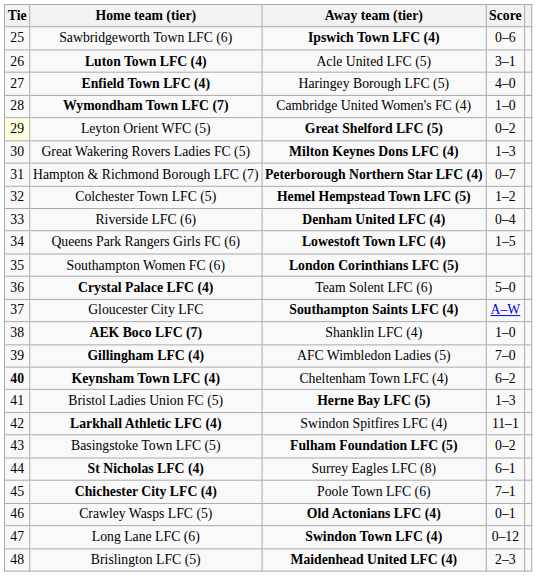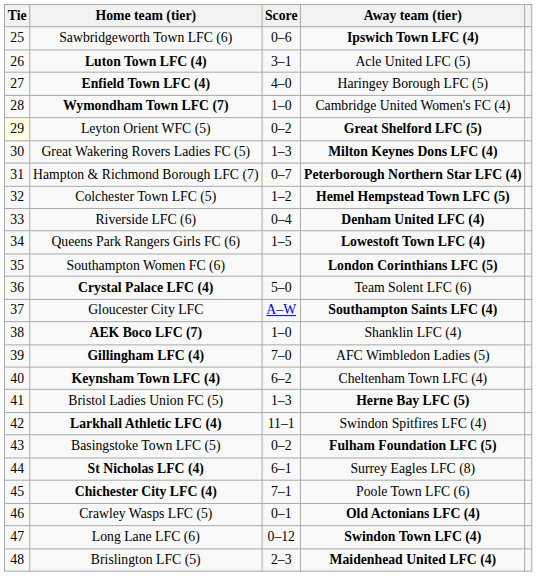columns swapped: (505, 15) <-> (374, 15)
(17, 378) bold -> (17, 378) normal
